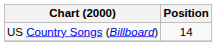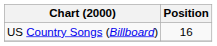(186, 31) 14 -> (186, 31) 16
